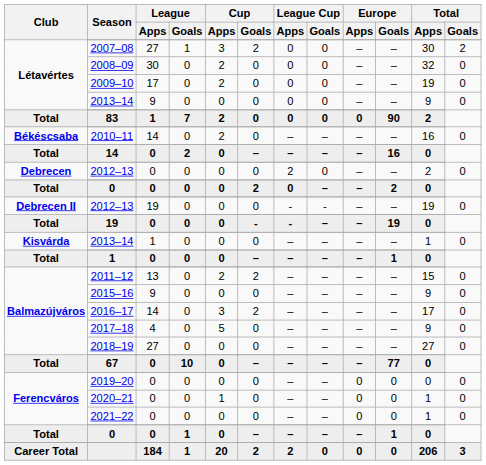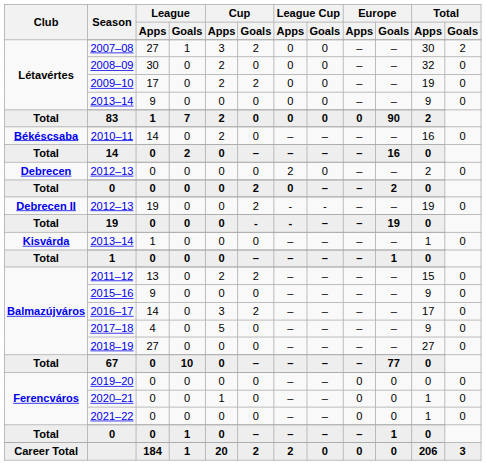(256, 84) 0 -> (256, 84) 2
(256, 206) 0 -> (256, 206) 2
